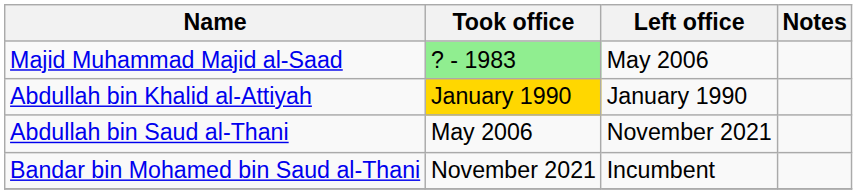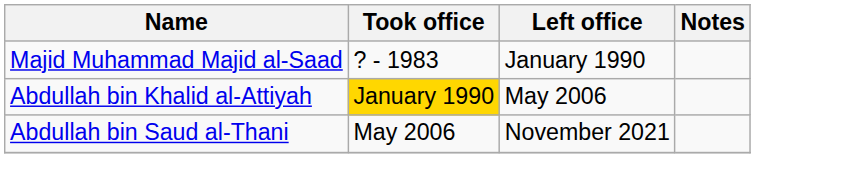(473, 59) lightgreen background -> (396, 59) no background
(658, 59) May 2006 -> (575, 59) January 1990
(677, 96) January 1990 -> (556, 96) May 2006
- row: (215, 170)
